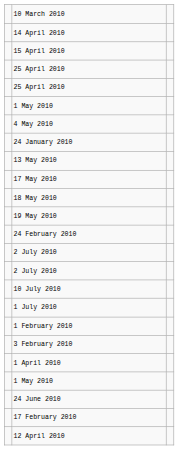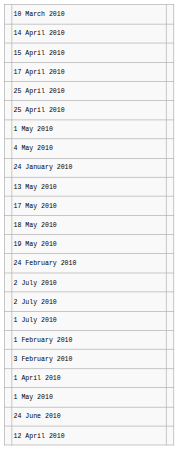+ row: (8, 72)
- row: (8, 289)
- row: (8, 418)
